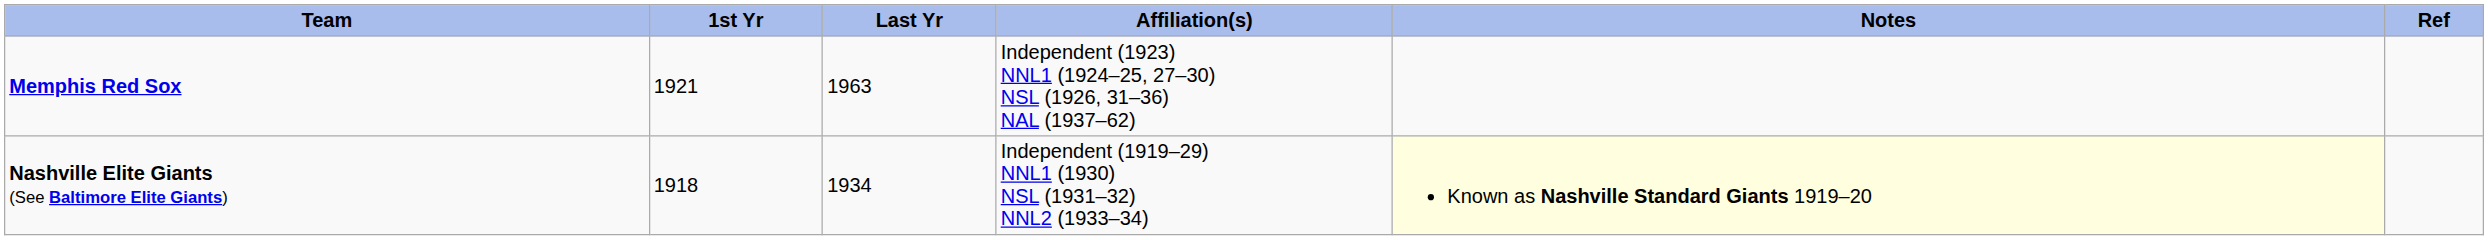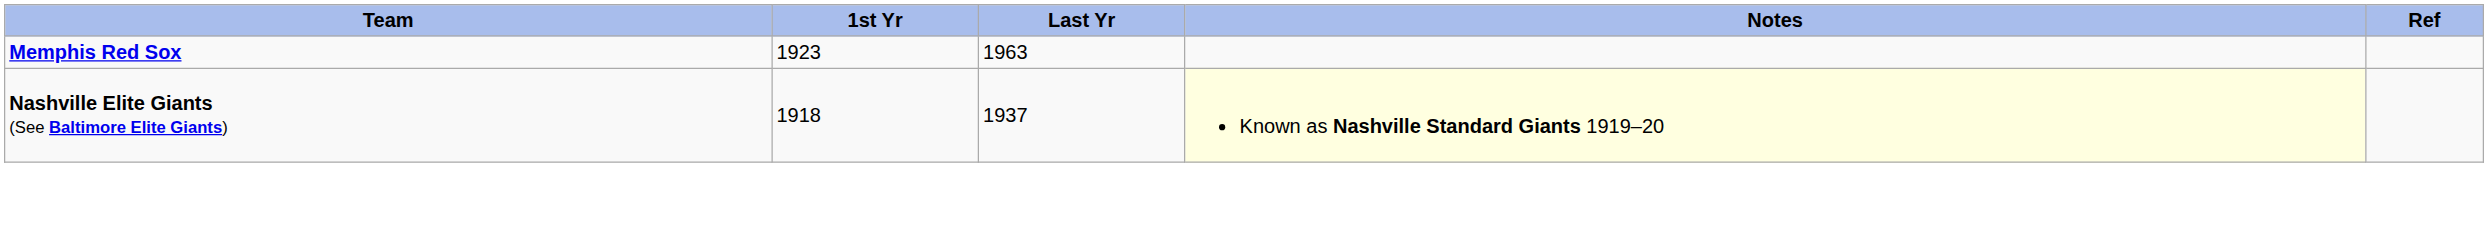- column: (1194, 20)
(676, 85) 1921 -> (799, 52) 1923
(849, 185) 1934 -> (1005, 115) 1937
